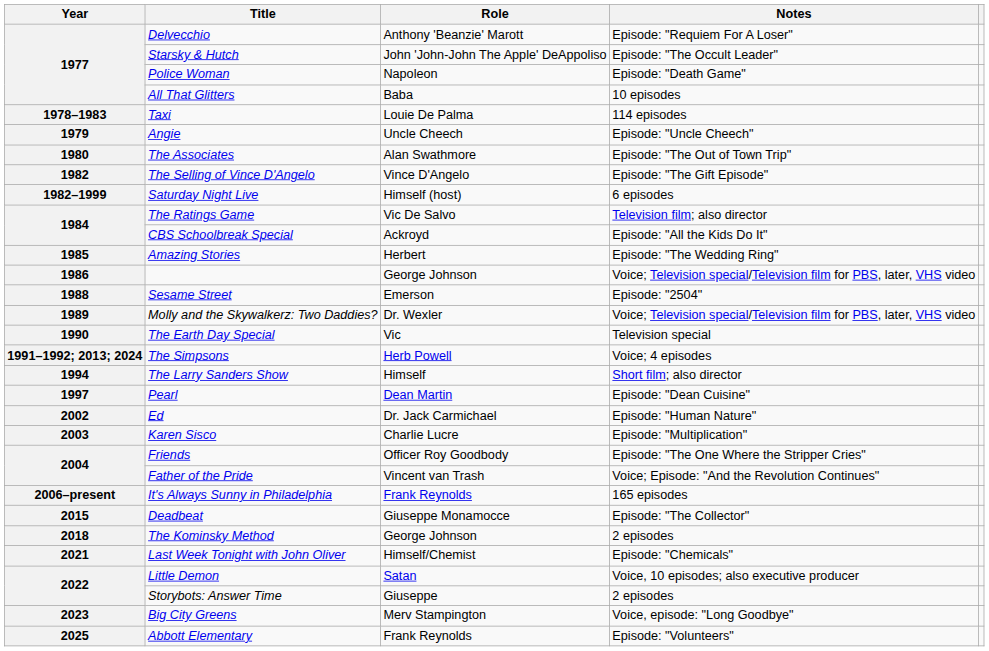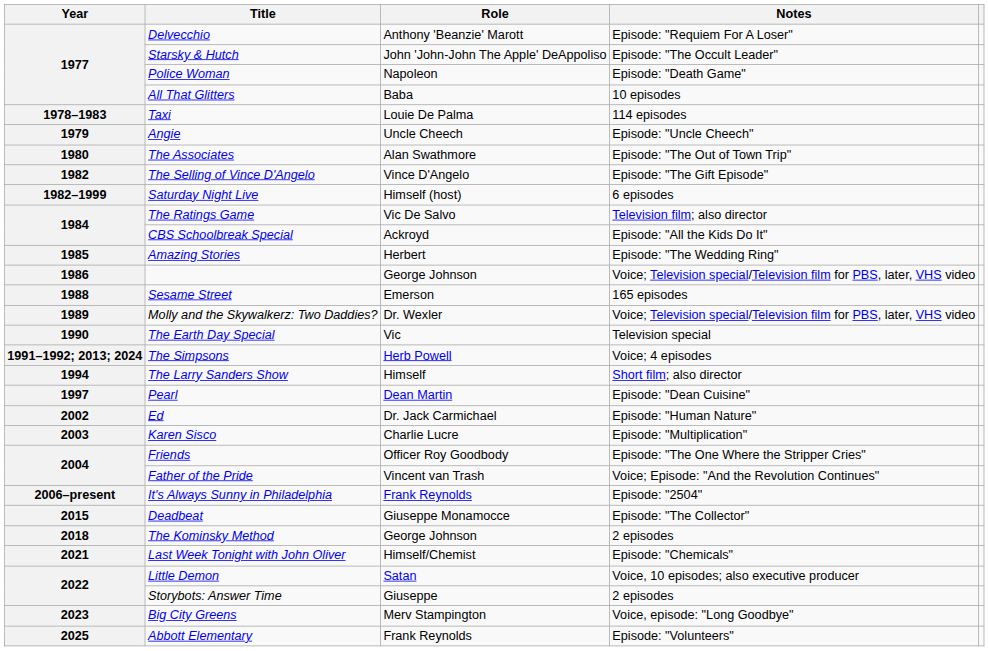(657, 295) Episode: "2504" -> (650, 295) 165 episodes
(650, 495) 165 episodes -> (657, 495) Episode: "2504"
